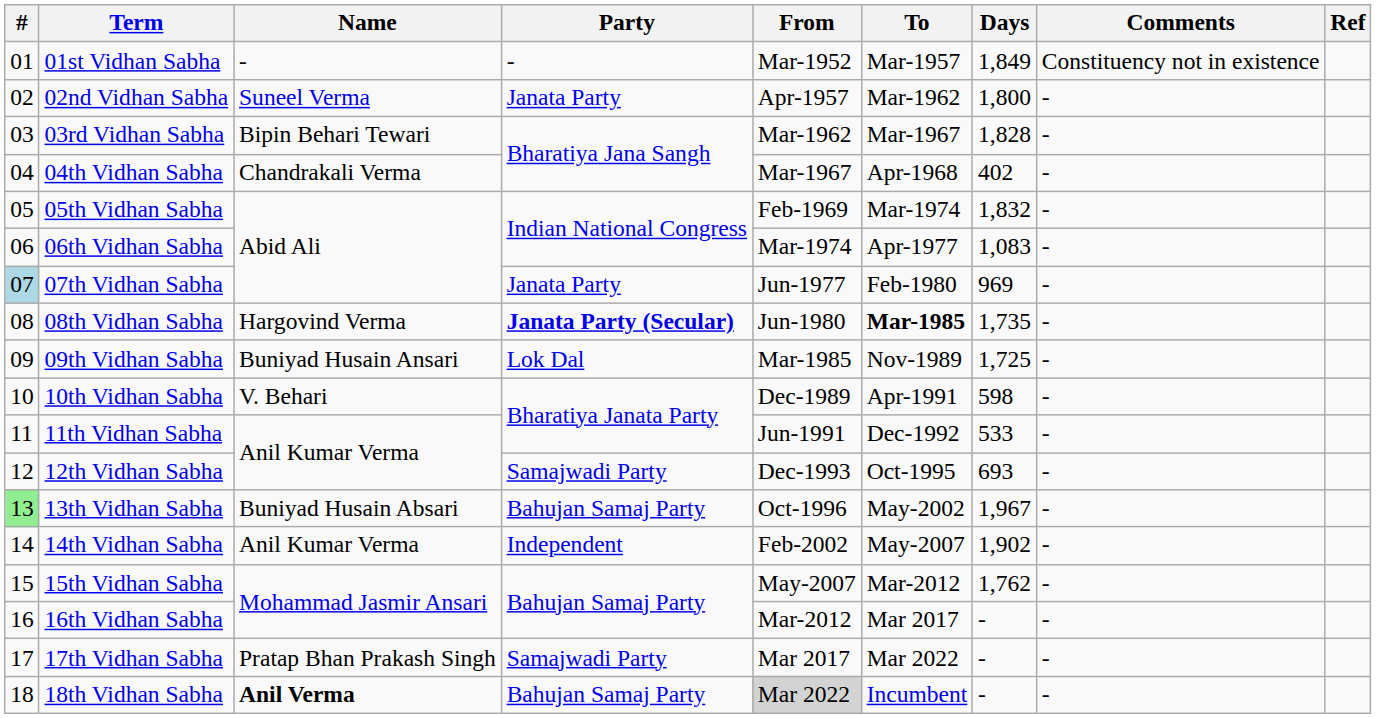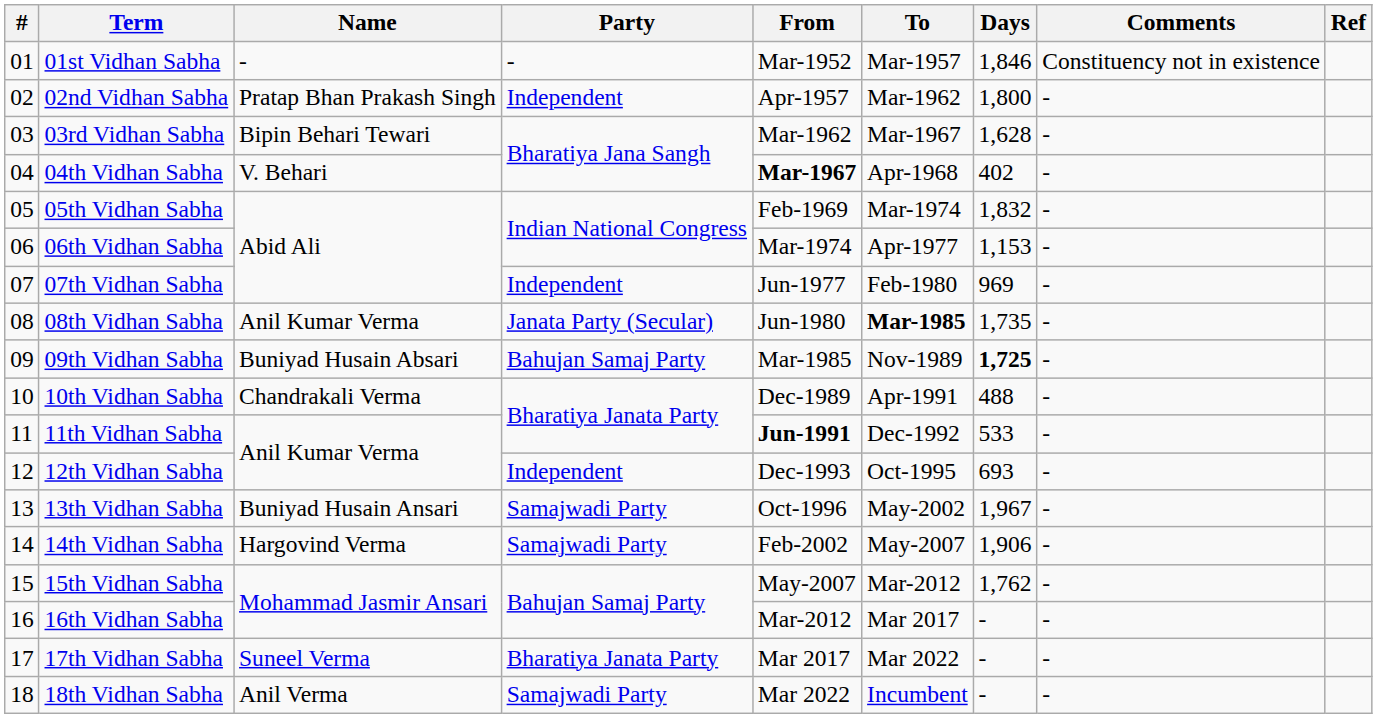(1005, 60) 1,849 -> (1005, 60) 1,846
(304, 97) Suneel Verma -> (367, 97) Pratap Bhan Prakash Singh
(564, 97) Janata Party -> (565, 97) Independent
(1005, 135) 1,828 -> (1005, 135) 1,628
(330, 172) Chandrakali Verma -> (283, 172) V. Behari
(805, 172) normal -> (807, 172) bold
(1005, 246) 1,083 -> (1005, 246) 1,153
(22, 284) lightblue background -> (22, 284) no background
(564, 284) Janata Party -> (565, 284) Independent
(323, 321) Hargovind Verma -> (329, 321) Anil Kumar Verma
(620, 321) bold -> (610, 321) normal
(349, 358) Buniyad Husain Ansari -> (349, 358) Buniyad Husain Absari
(545, 358) Lok Dal -> (606, 358) Bahujan Samaj Party
(1005, 358) normal -> (1005, 358) bold
(283, 396) V. Behari -> (330, 396) Chandrakali Verma
(996, 396) 598 -> (996, 396) 488
(802, 433) normal -> (804, 433) bold
(587, 470) Samajwadi Party -> (565, 470) Independent
(22, 508) lightgreen background -> (22, 508) no background
(349, 508) Buniyad Husain Absari -> (349, 508) Buniyad Husain Ansari
(606, 508) Bahujan Samaj Party -> (587, 508) Samajwadi Party
(329, 545) Anil Kumar Verma -> (323, 545) Hargovind Verma
(565, 545) Independent -> (587, 545) Samajwadi Party
(1005, 545) 1,902 -> (1005, 545) 1,906
(367, 657) Pratap Bhan Prakash Singh -> (304, 657) Suneel Verma
(587, 657) Samajwadi Party -> (612, 657) Bharatiya Janata Party
(297, 694) bold -> (293, 694) normal
(606, 694) Bahujan Samaj Party -> (587, 694) Samajwadi Party
(804, 694) lightgrey background -> (804, 694) no background
